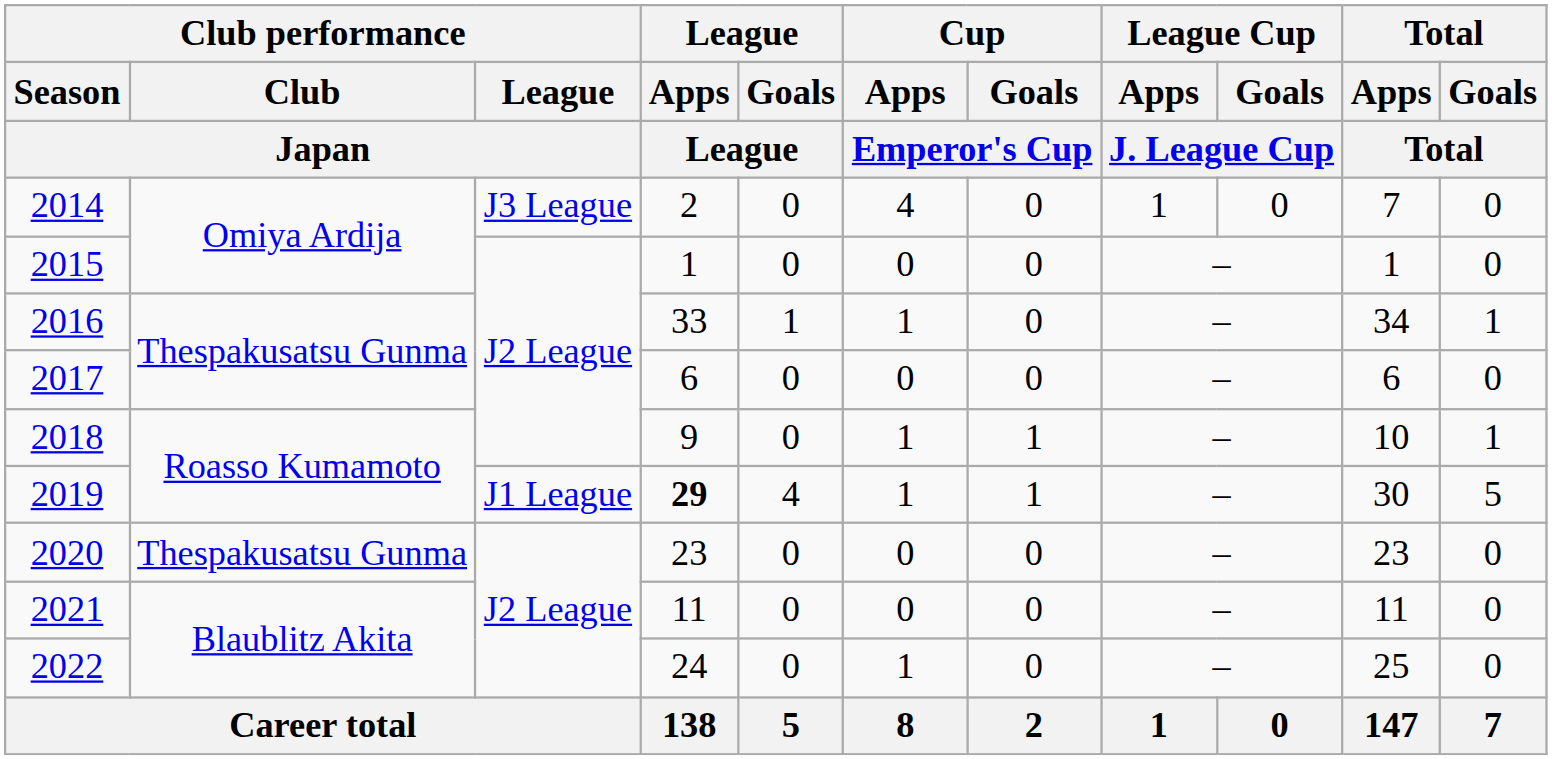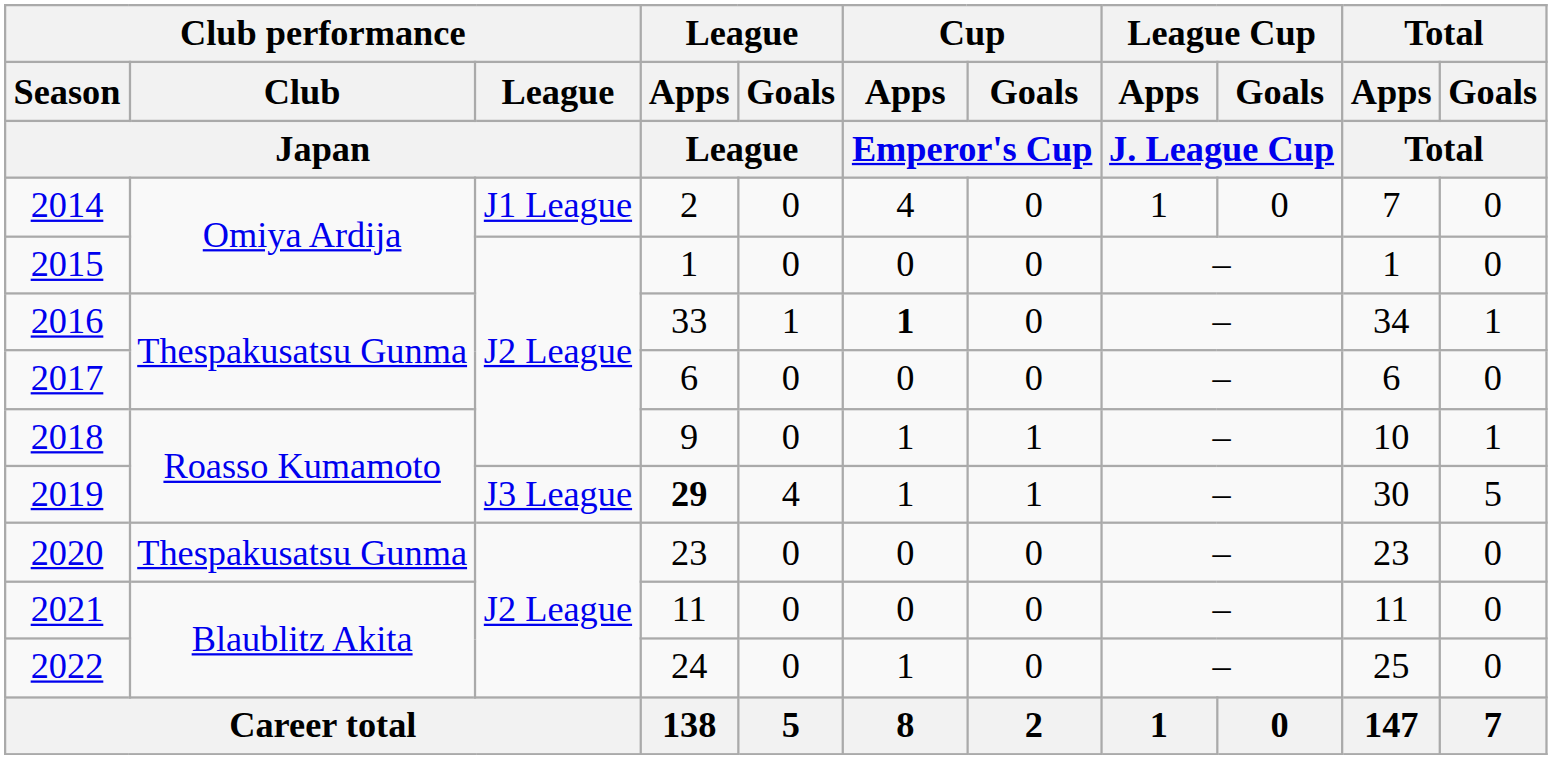(558, 206) J3 League -> (558, 206) J1 League
(905, 321) normal -> (905, 321) bold
(558, 494) J1 League -> (558, 494) J3 League
